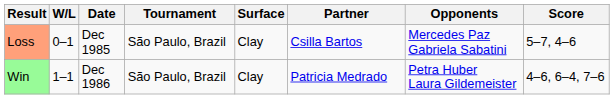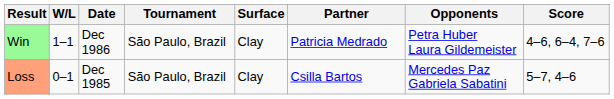rows swapped: (21, 42) <-> (18, 76)
